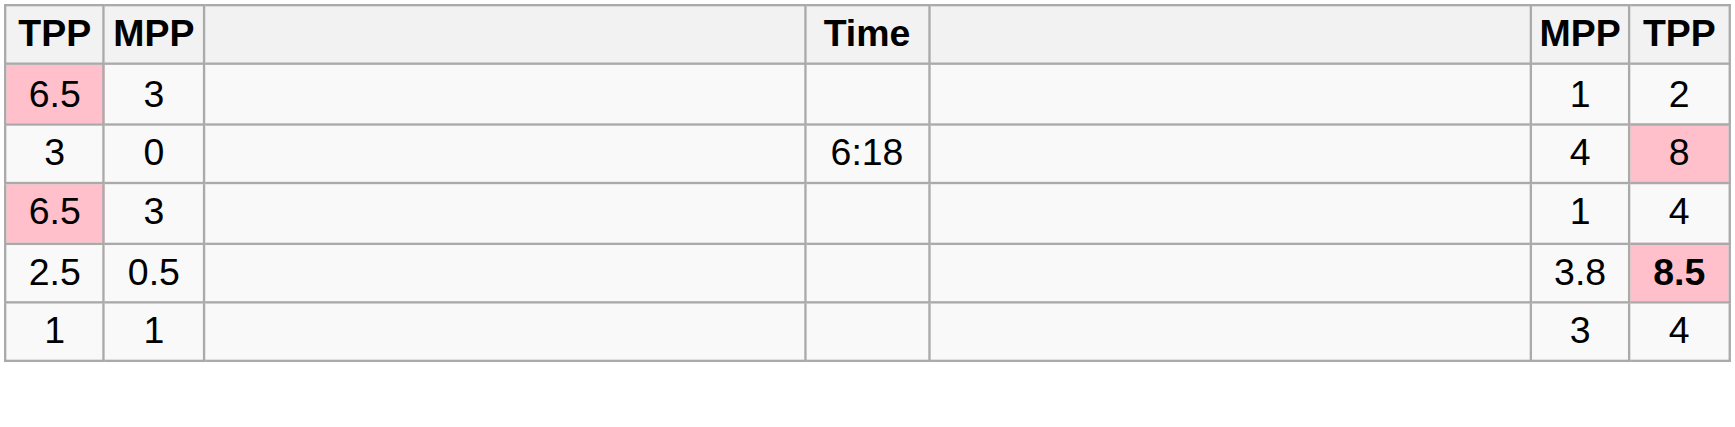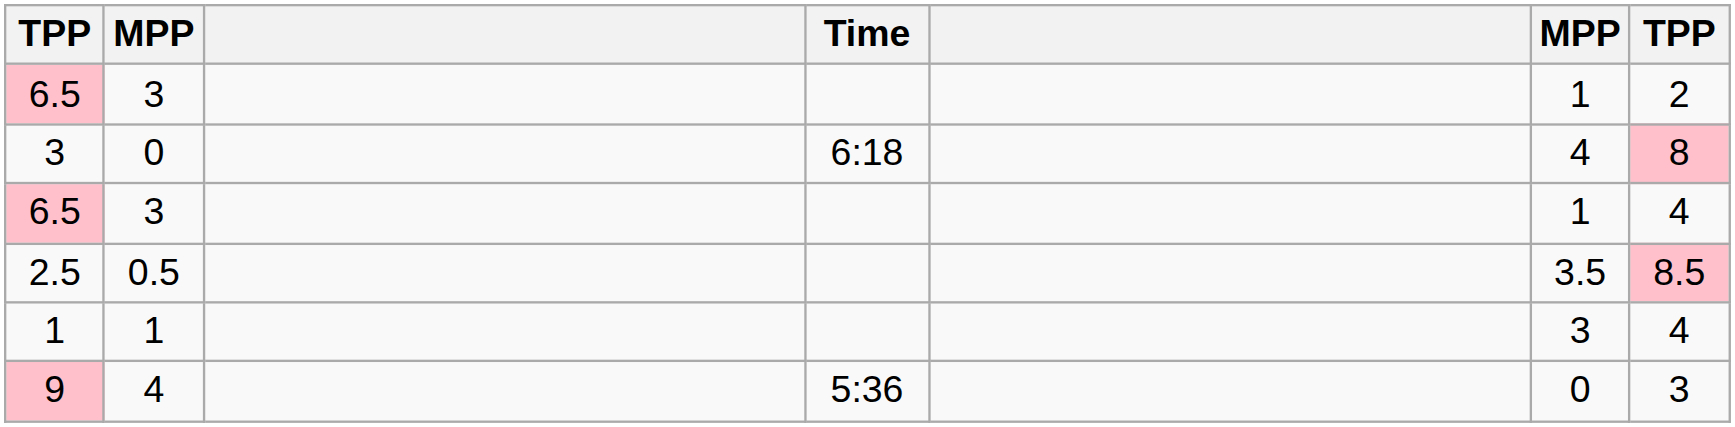(1580, 271) 3.8 -> (1580, 271) 3.5
(1679, 271) bold -> (1679, 271) normal
+ row: (55, 390)
